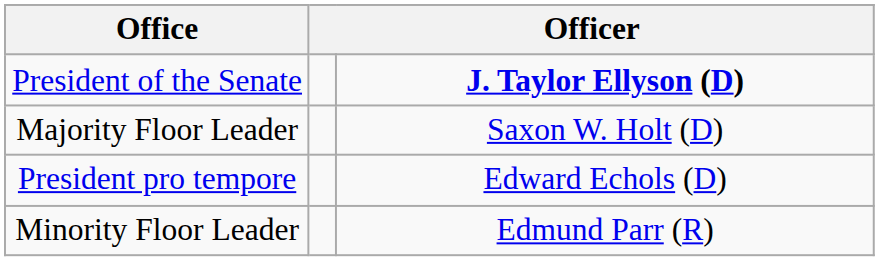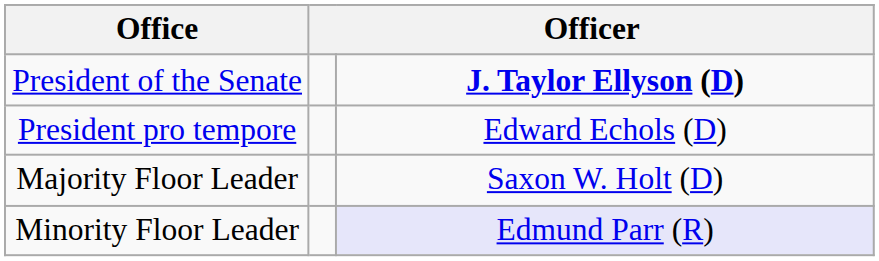rows swapped: (157, 179) <-> (157, 129)
(605, 229) no background -> (605, 229) lavender background
